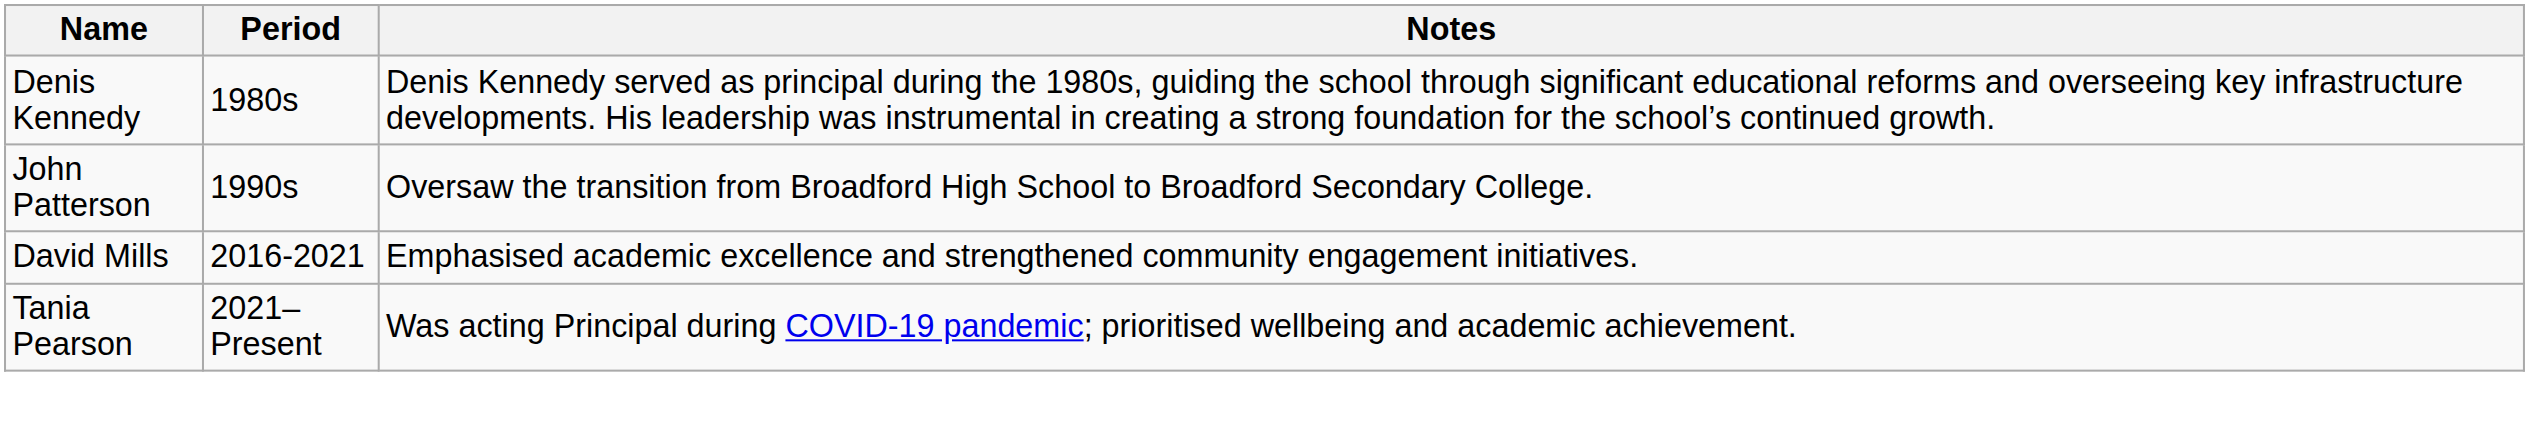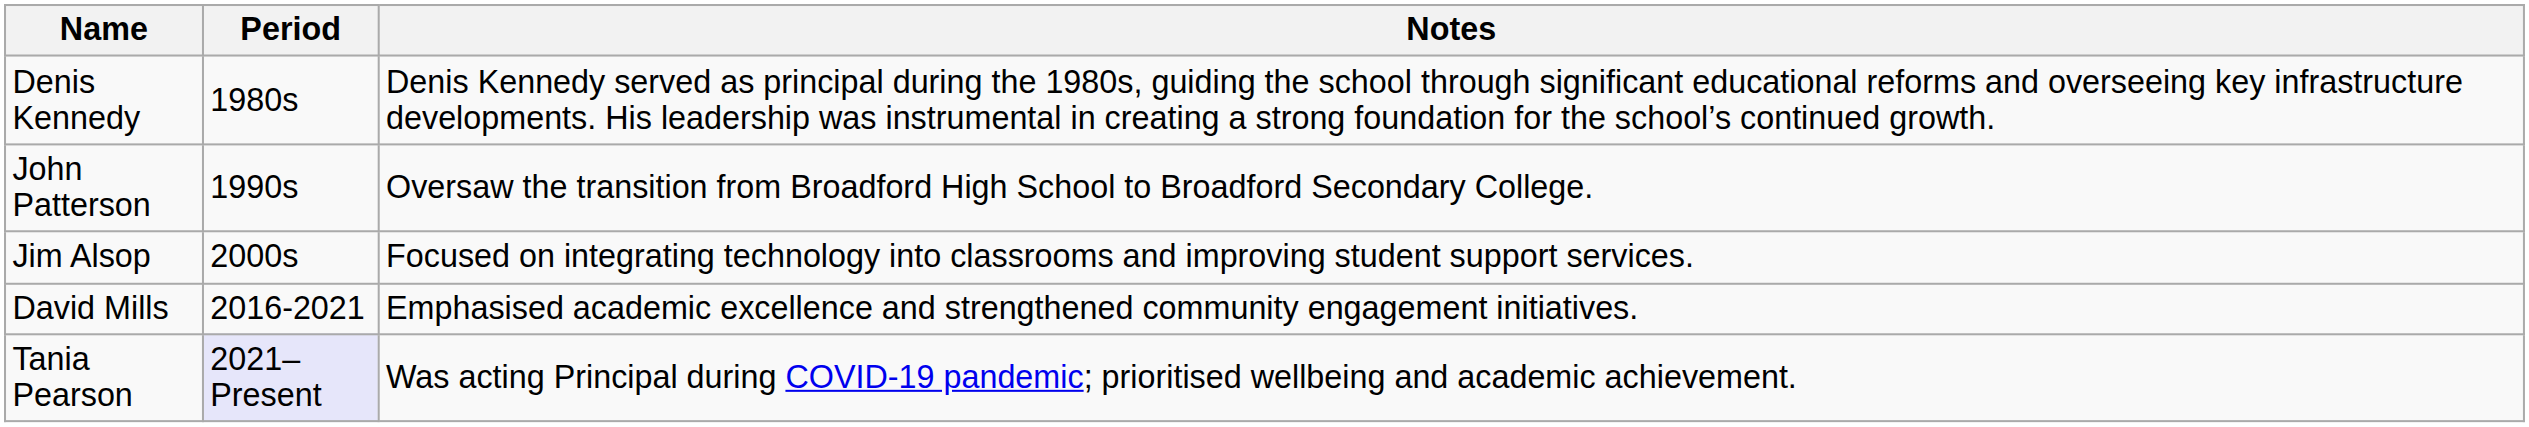+ row: (82, 256)
(266, 326) no background -> (266, 377) lavender background
